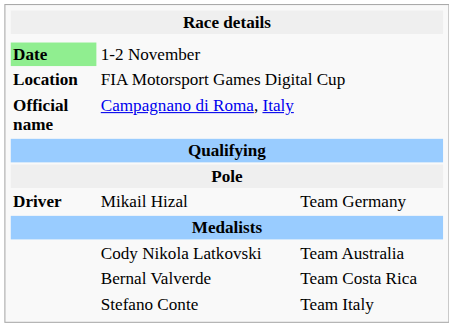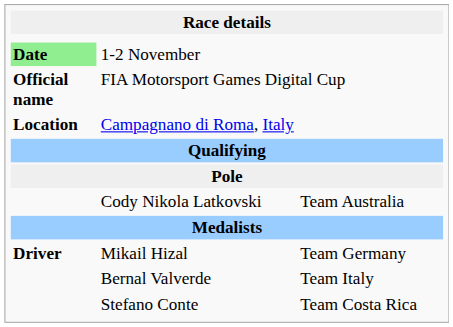(45, 80) Location -> (41, 89) Official name
(41, 115) Official name -> (45, 125) Location
rows swapped: (144, 202) <-> (181, 253)
(359, 279) Team Costa Rica -> (337, 279) Team Italy
(337, 304) Team Italy -> (359, 304) Team Costa Rica
